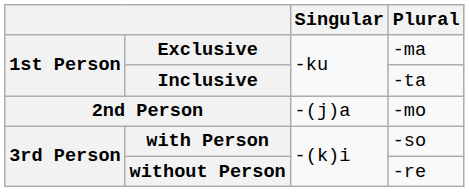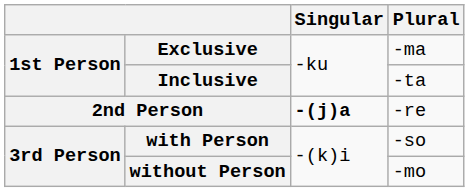(322, 111) normal -> (322, 111) bold
(409, 111) -mo -> (409, 111) -re
(409, 171) -re -> (409, 171) -mo
